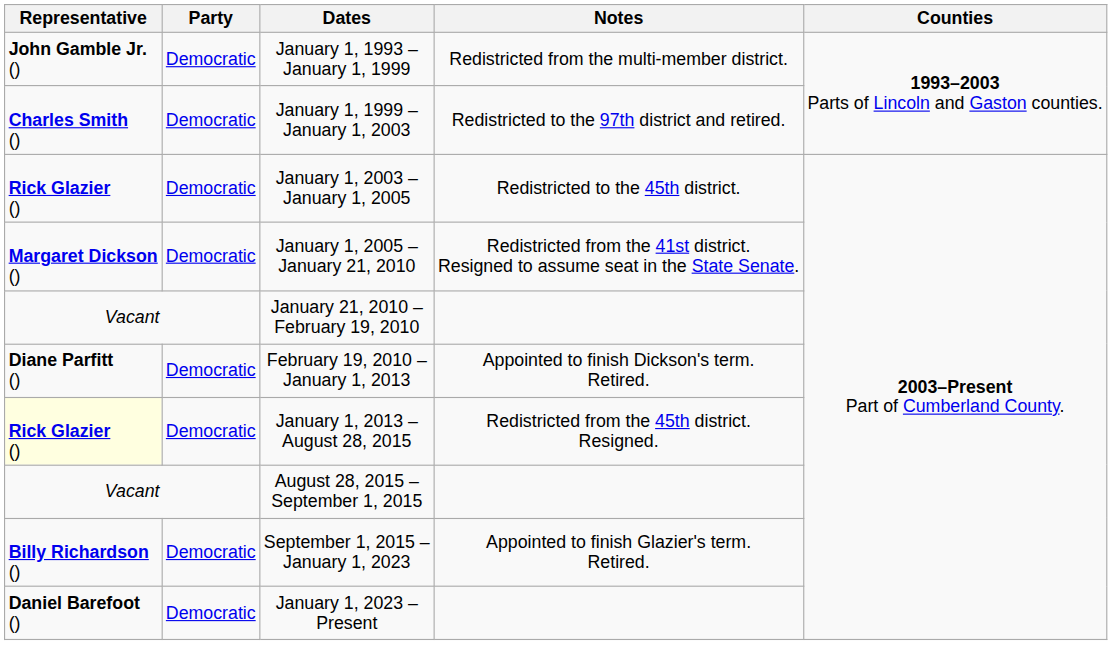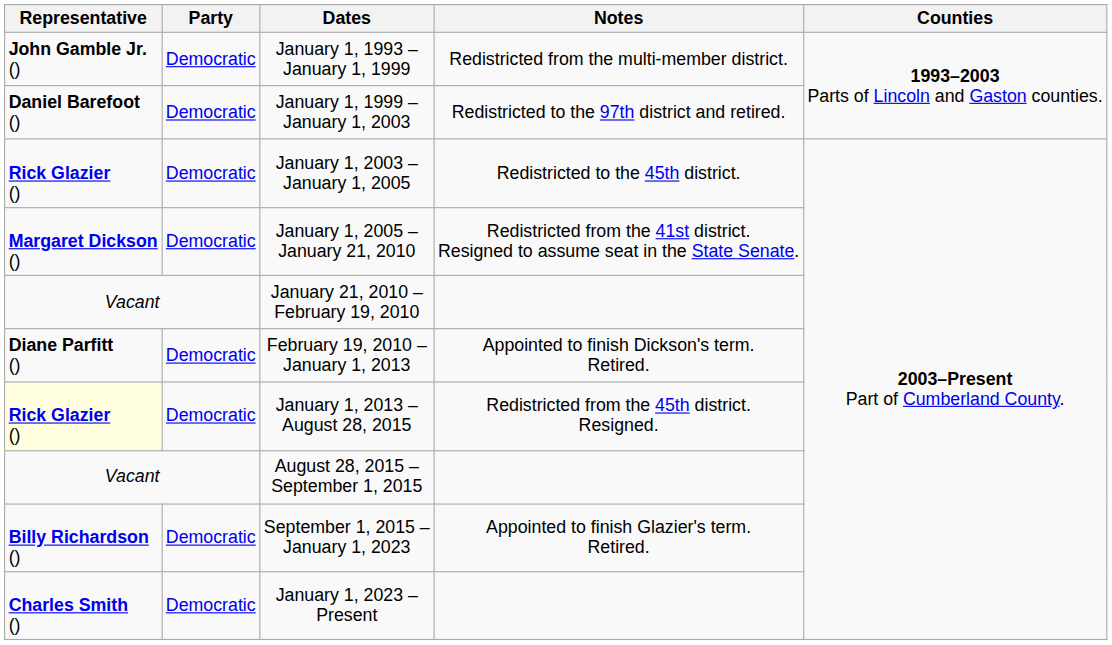(68, 129) Charles Smith () -> (74, 112) Daniel Barefoot ()
(74, 613) Daniel Barefoot () -> (68, 615) Charles Smith ()
